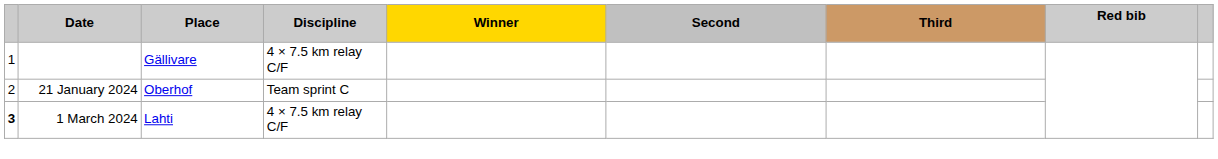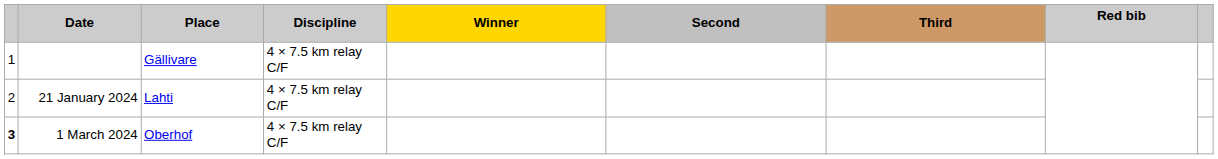(168, 89) Oberhof -> (159, 97) Lahti
(308, 89) Team sprint C -> (314, 97) 4 × 7.5 km relay C/F
(159, 119) Lahti -> (168, 134) Oberhof
